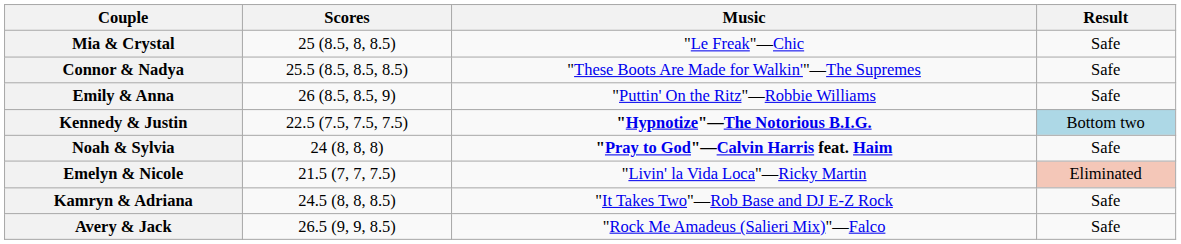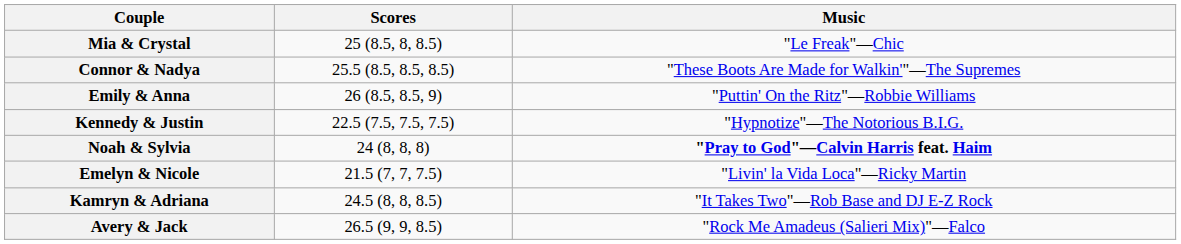- column: (1106, 17)
(744, 122) bold -> (844, 122) normal
